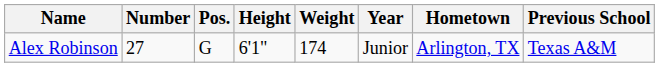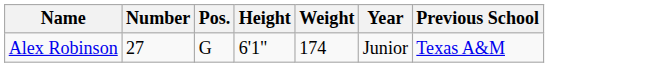- column: (468, 18)
